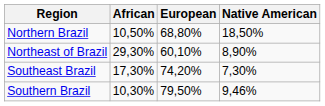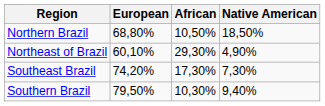columns swapped: (188, 14) <-> (134, 14)
(239, 52) 8,90% -> (239, 52) 4,90%
(239, 91) 9,46% -> (239, 91) 9,40%
